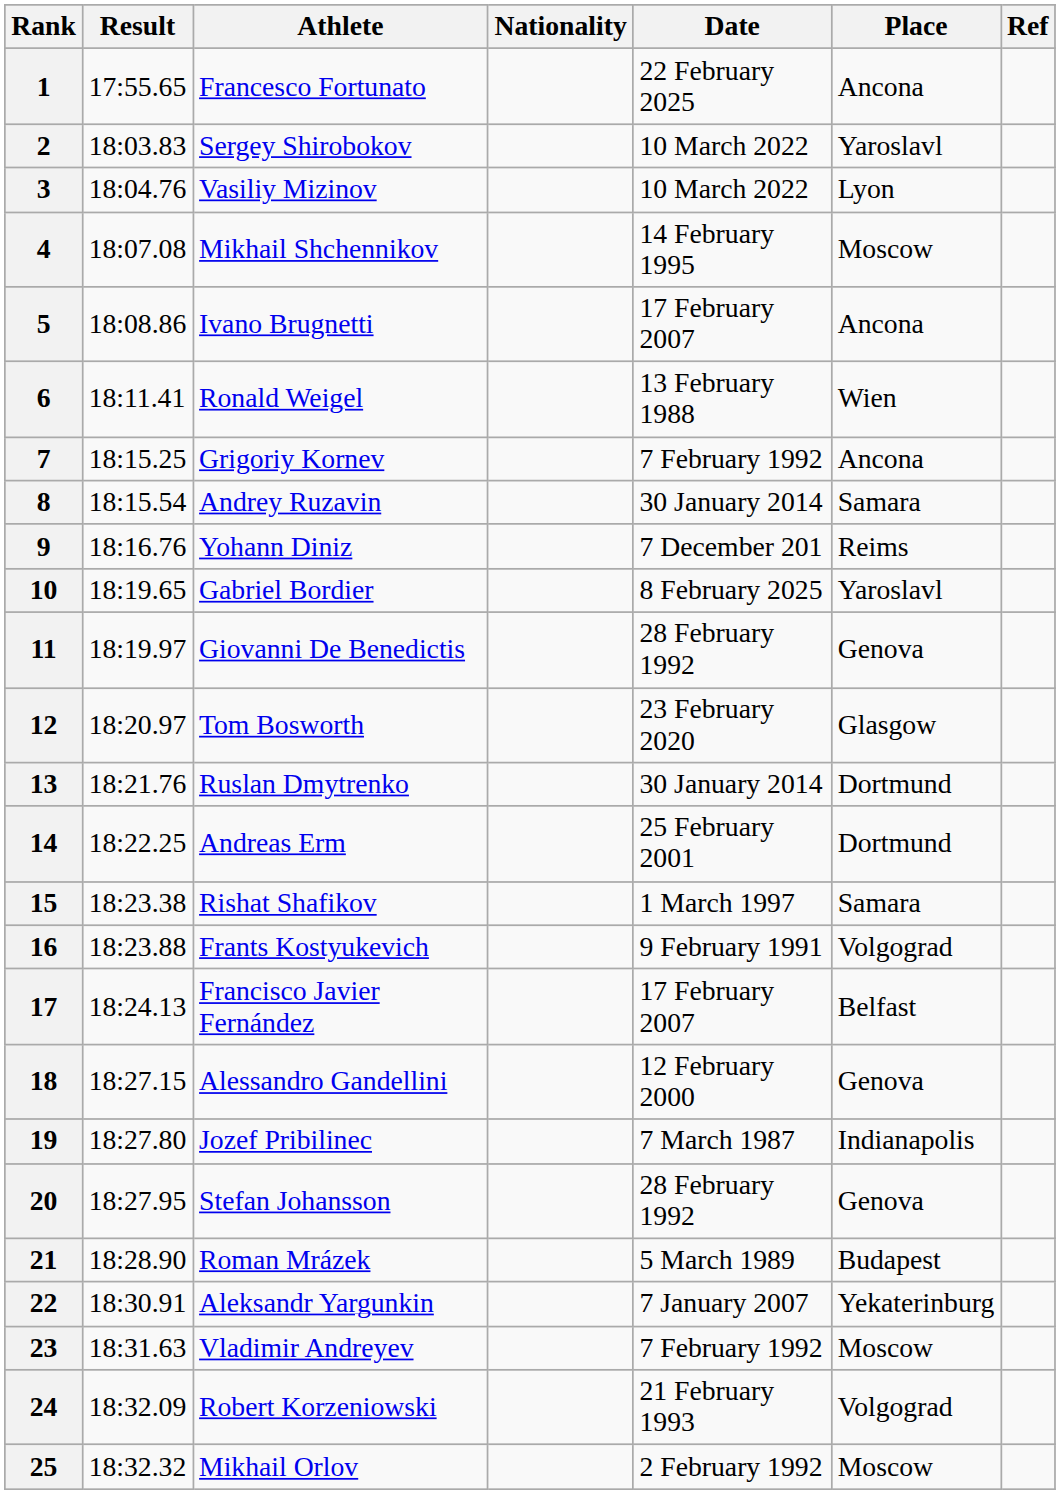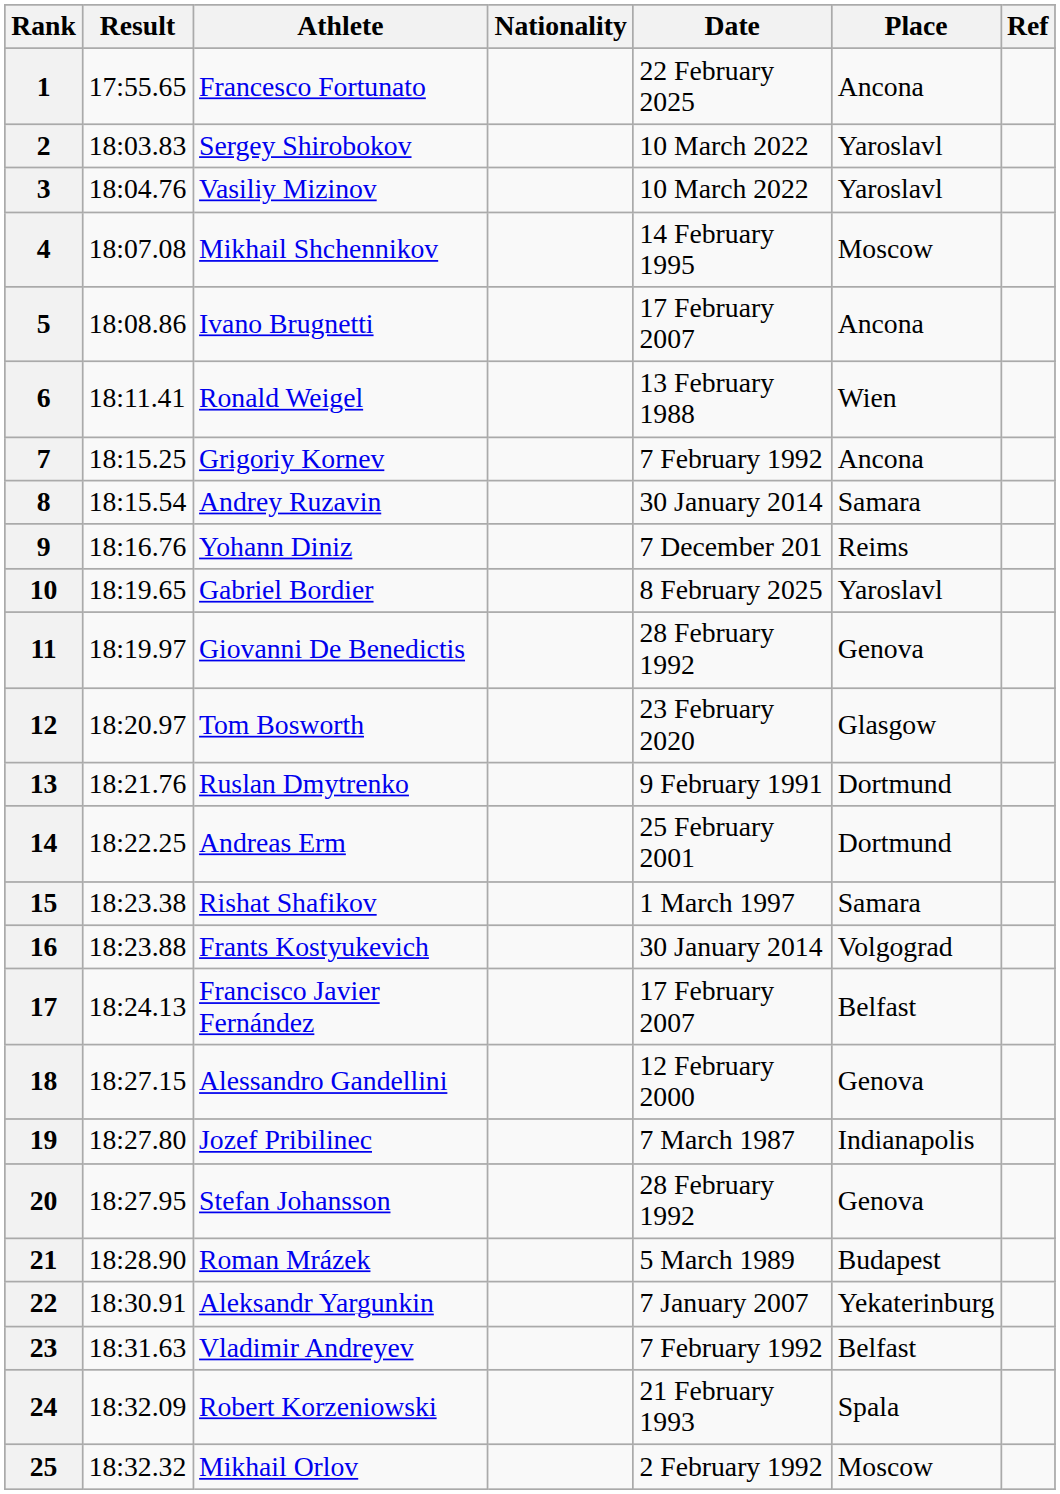(866, 189) Lyon -> (890, 189) Yaroslavl
(731, 783) 30 January 2014 -> (731, 783) 9 February 1991
(731, 946) 9 February 1991 -> (731, 946) 30 January 2014
(885, 1347) Moscow -> (877, 1347) Belfast
(895, 1406) Volgograd -> (868, 1406) Spala
